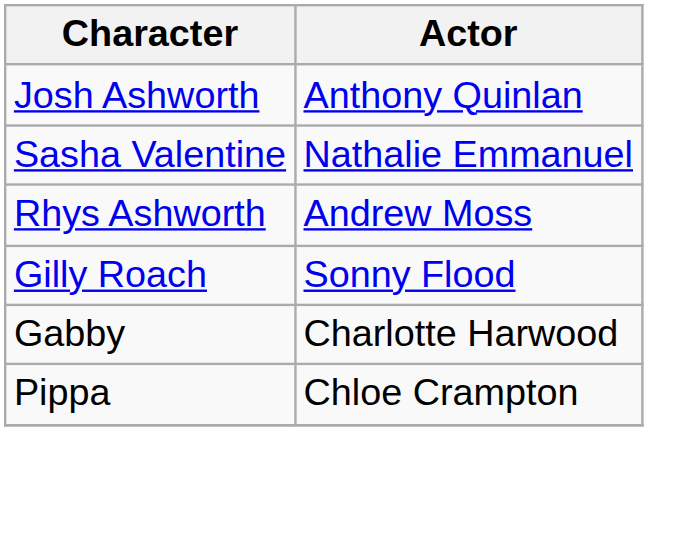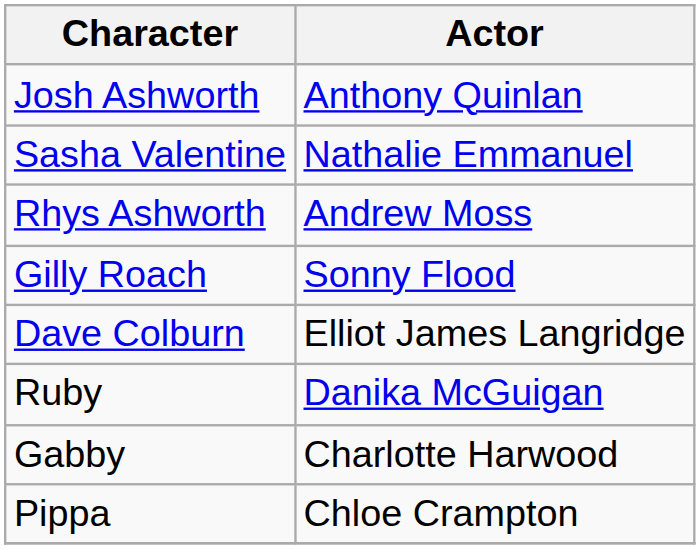+ row: (129, 333)
+ row: (58, 393)
